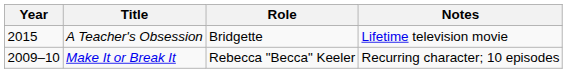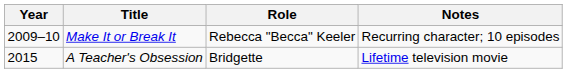rows swapped: (121, 57) <-> (134, 36)
